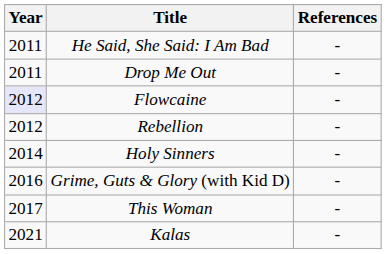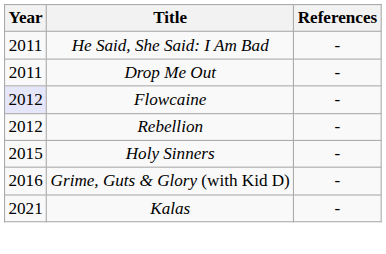(26, 153) 2014 -> (26, 153) 2015
- row: (170, 208)
